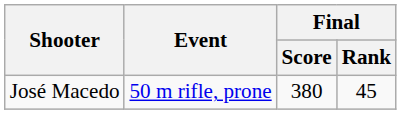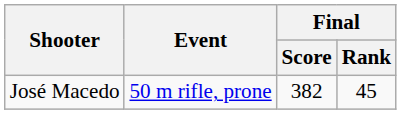(307, 92) 380 -> (307, 92) 382
